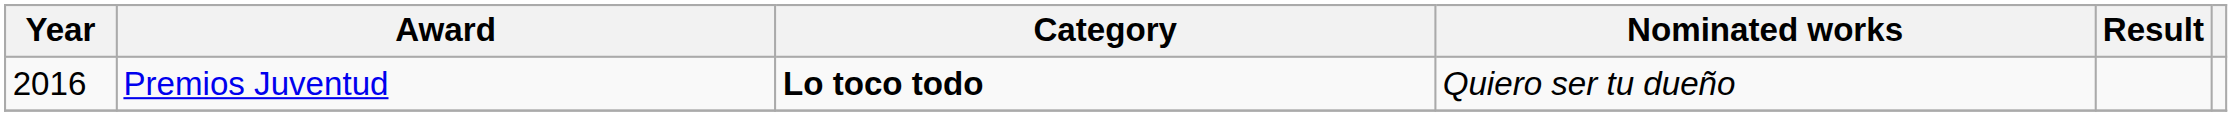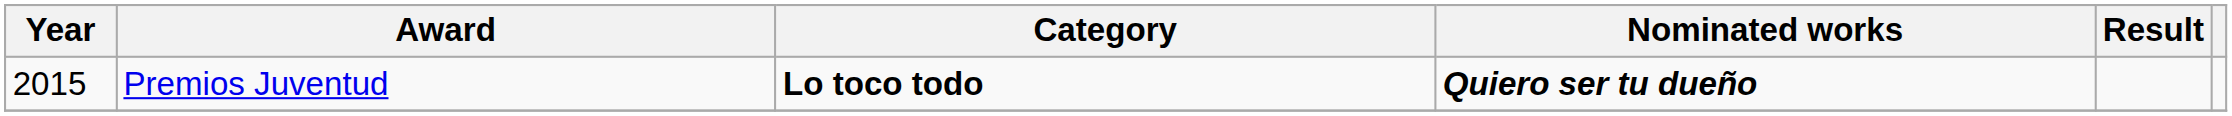(50, 83) 2016 -> (50, 83) 2015
(1589, 83) normal -> (1600, 83) bold
